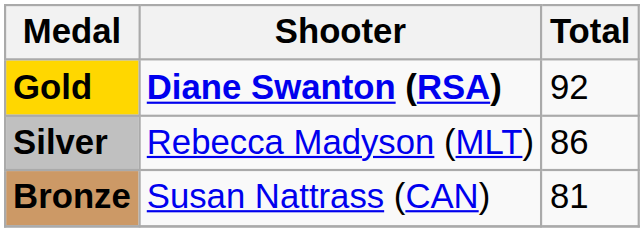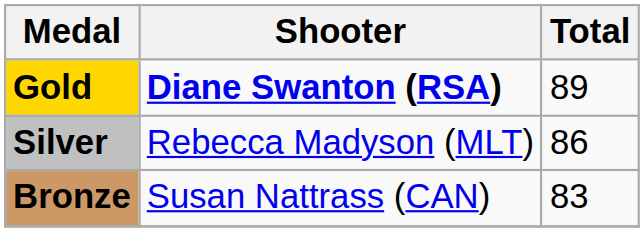(569, 87) 92 -> (569, 87) 89
(569, 197) 81 -> (569, 197) 83
